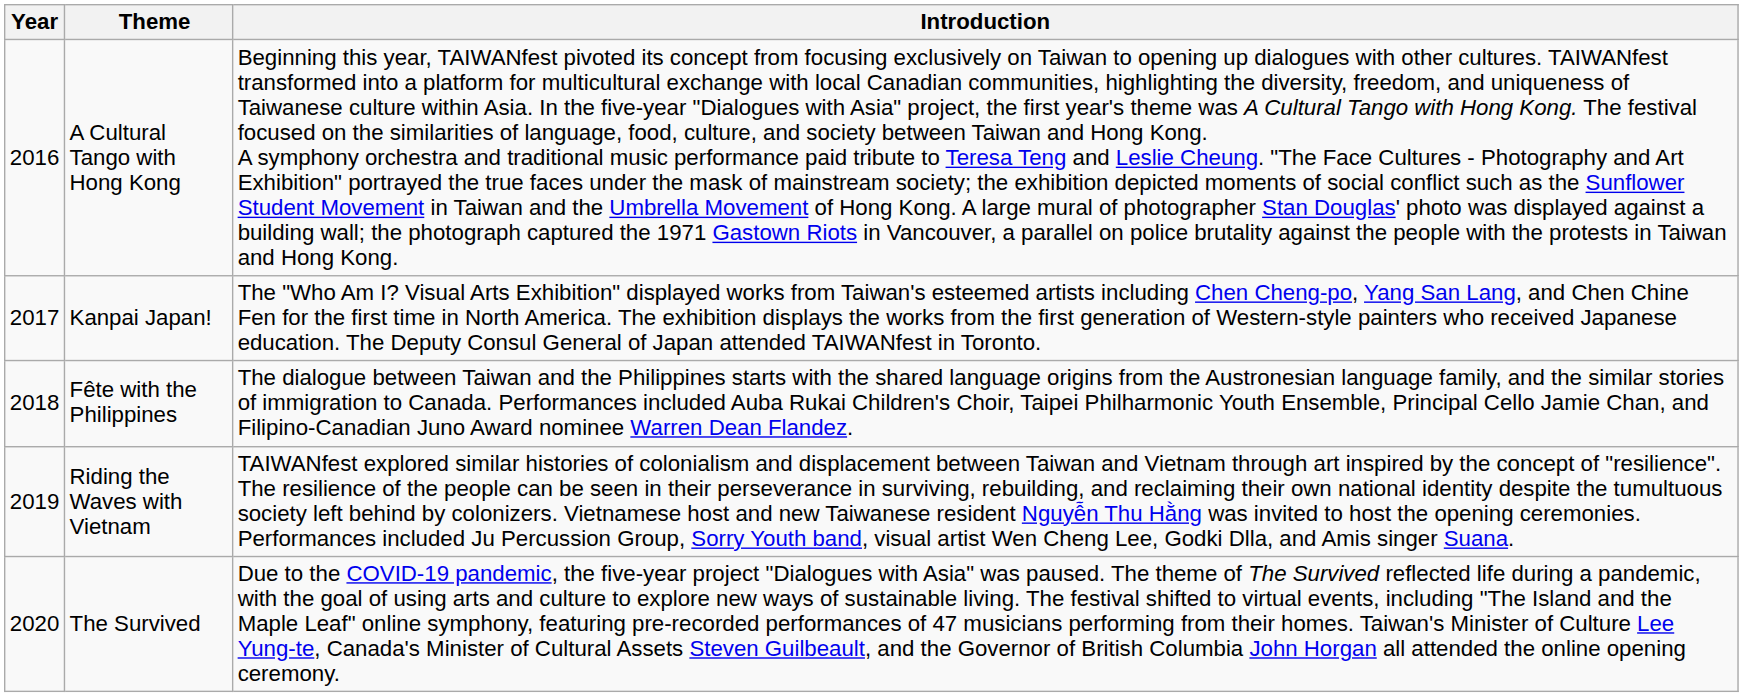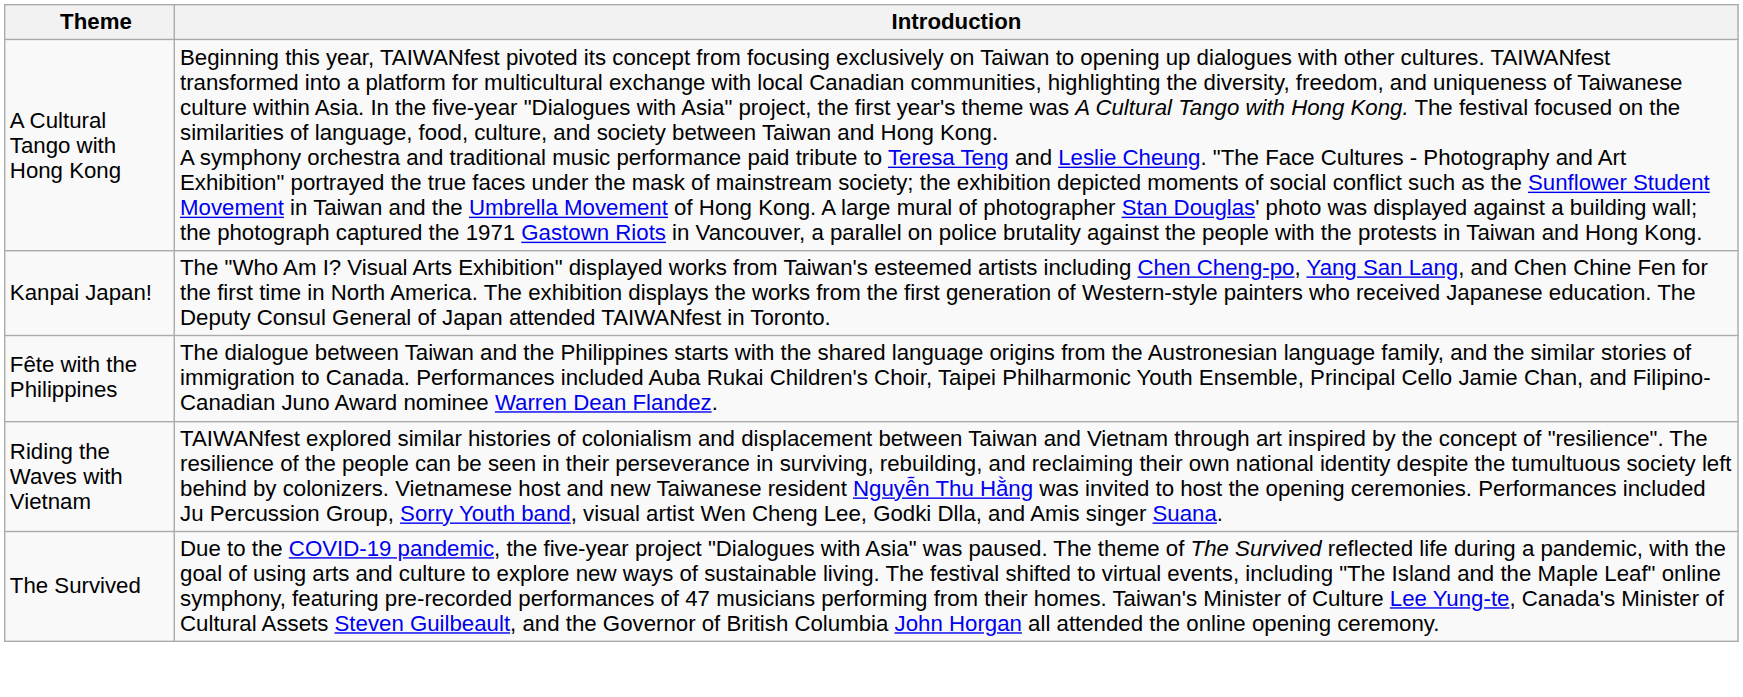- column: (35, 22)
